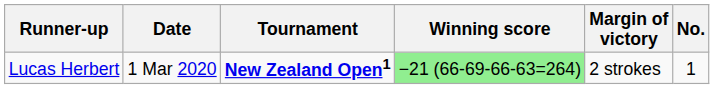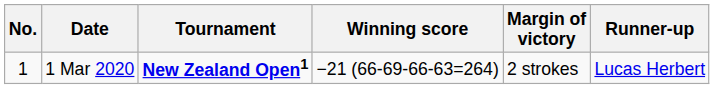columns swapped: (691, 29) <-> (64, 29)
(490, 68) lightgreen background -> (408, 68) no background
